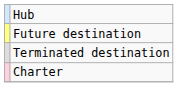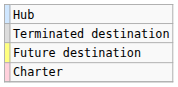rows swapped: (77, 33) <-> (91, 53)
